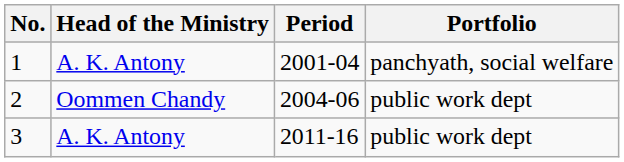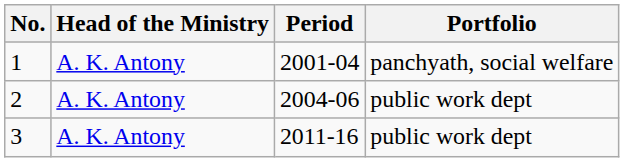(141, 99) Oommen Chandy -> (121, 99) A. K. Antony
